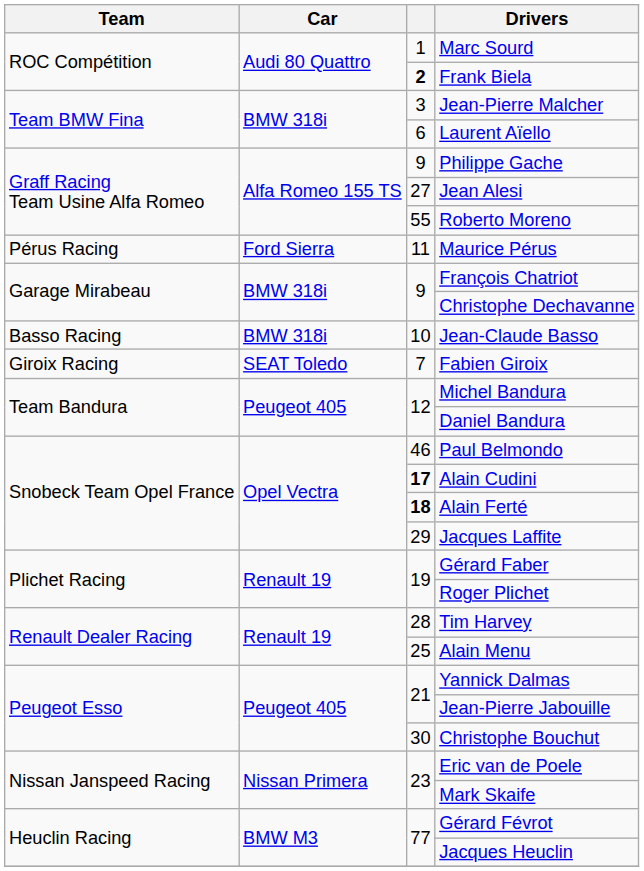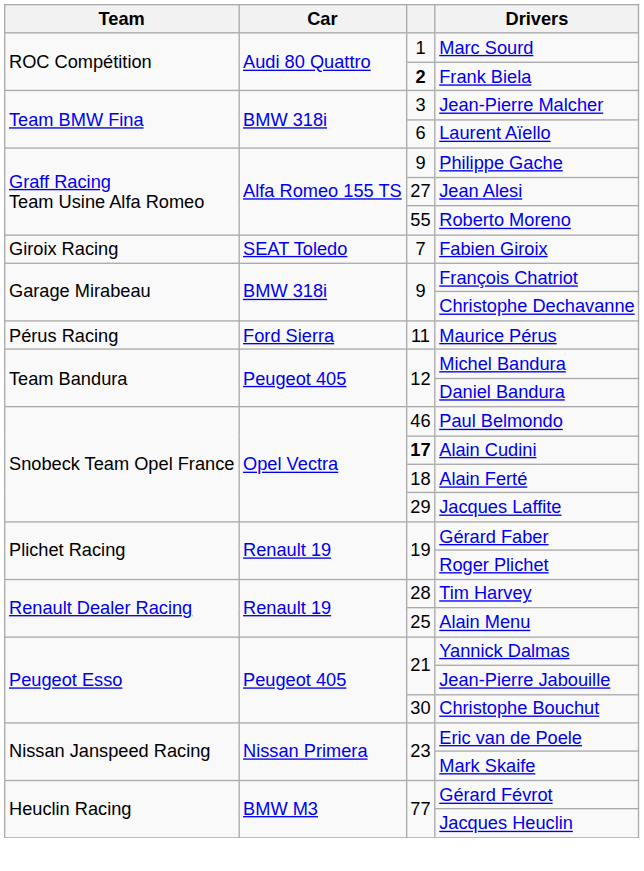rows swapped: (493, 363) <-> (498, 248)
- row: (519, 335)
(420, 507) bold -> (420, 478) normal
